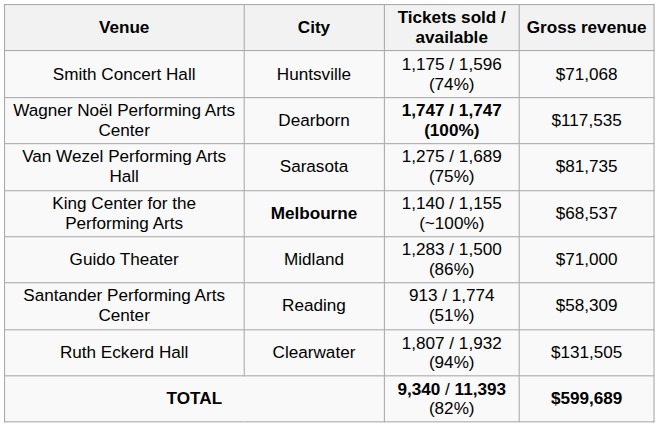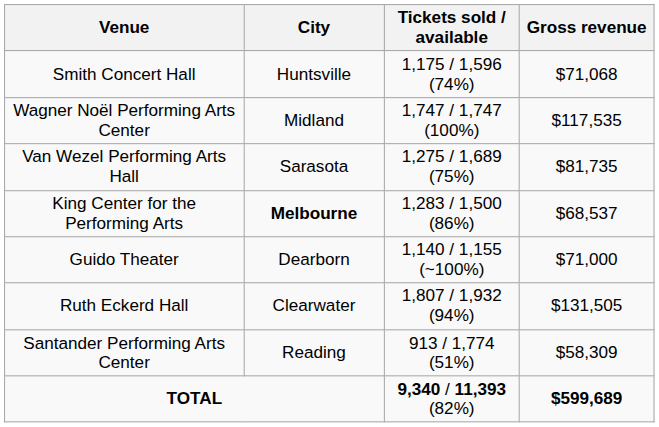(314, 120) Dearborn -> (314, 120) Midland
(452, 120) bold -> (452, 120) normal
(452, 213) 1,140 / 1,155 (~100%) -> (452, 213) 1,283 / 1,500 (86%)
(314, 259) Midland -> (314, 259) Dearborn
(452, 259) 1,283 / 1,500 (86%) -> (452, 259) 1,140 / 1,155 (~100%)
rows swapped: (124, 352) <-> (124, 306)
